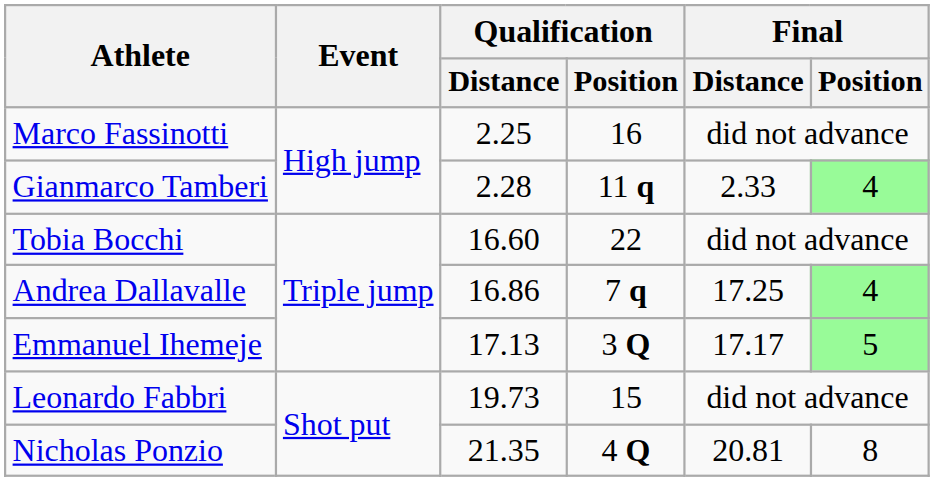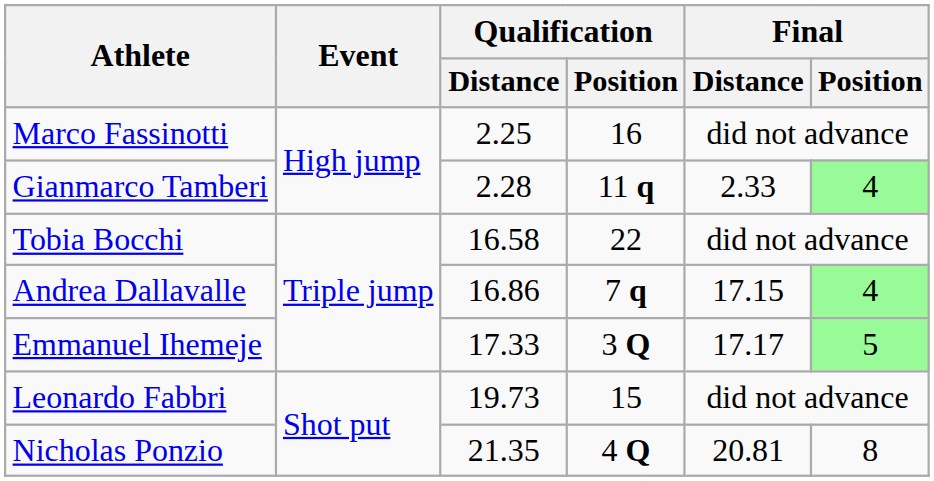(504, 239) 16.60 -> (504, 239) 16.58
(748, 292) 17.25 -> (748, 292) 17.15
(504, 344) 17.13 -> (504, 344) 17.33
